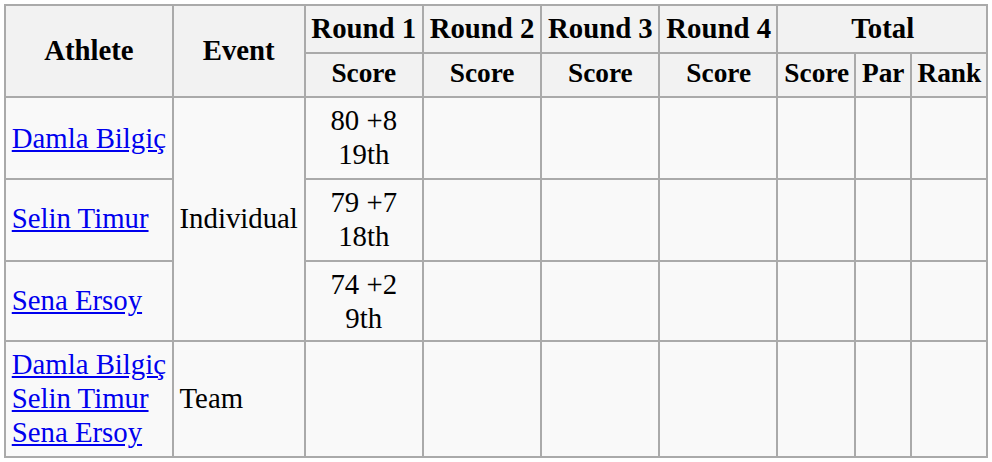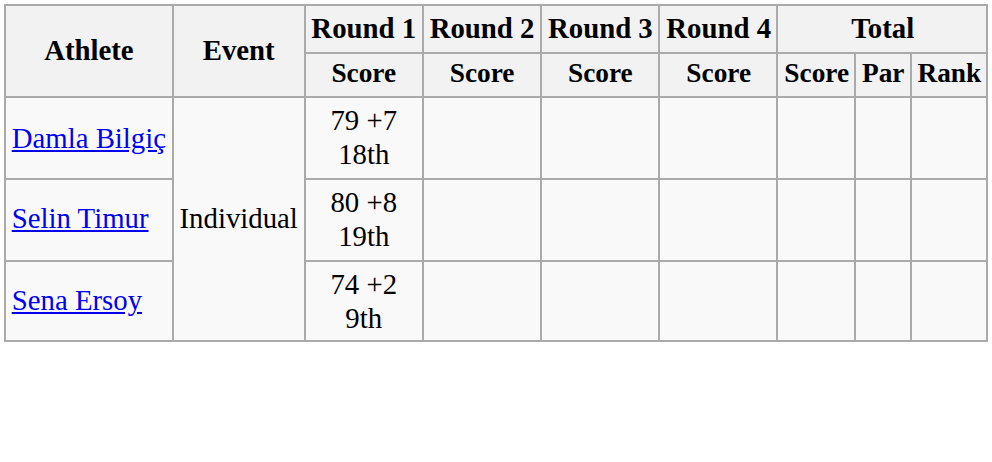(364, 138) 80 +8 19th -> (364, 138) 79 +7 18th
(364, 219) 79 +7 18th -> (364, 219) 80 +8 19th
- row: (89, 399)
